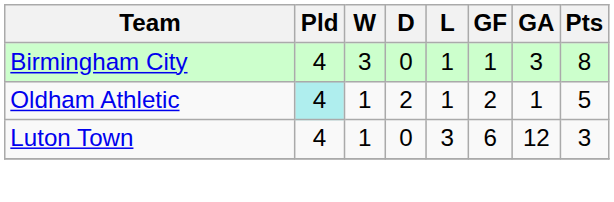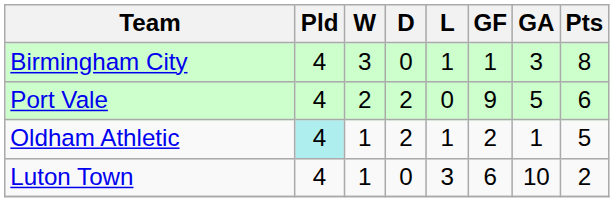+ row: (59, 100)
(536, 138) 12 -> (536, 176) 10
(584, 138) 3 -> (584, 176) 2
